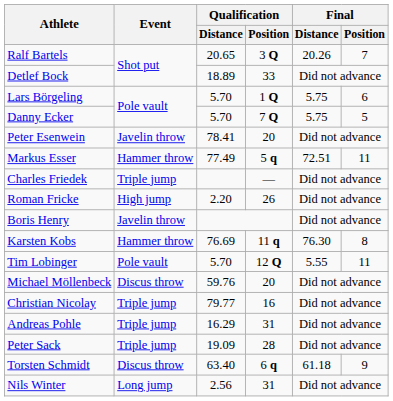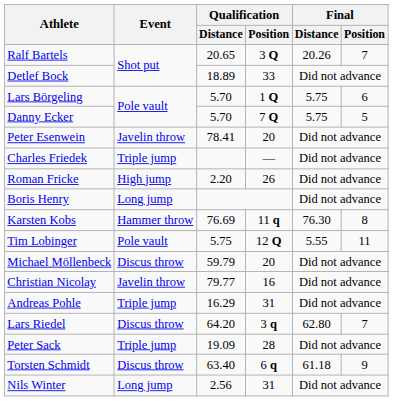- row: (42, 158)
(151, 220) Javelin throw -> (145, 200) Long jump
(221, 262) 5.70 -> (221, 241) 5.75
(221, 282) 59.76 -> (221, 262) 59.79
(147, 303) Triple jump -> (151, 282) Javelin throw
+ row: (36, 324)
